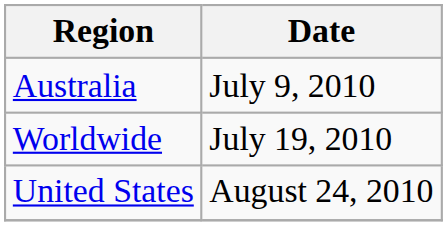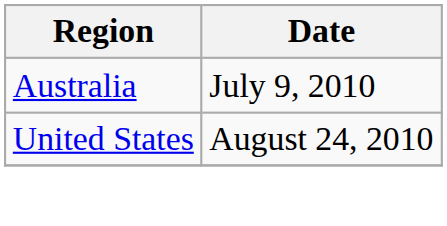- row: (87, 138)
